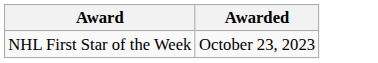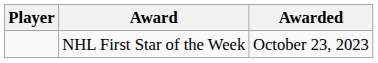+ column: (31, 17)
